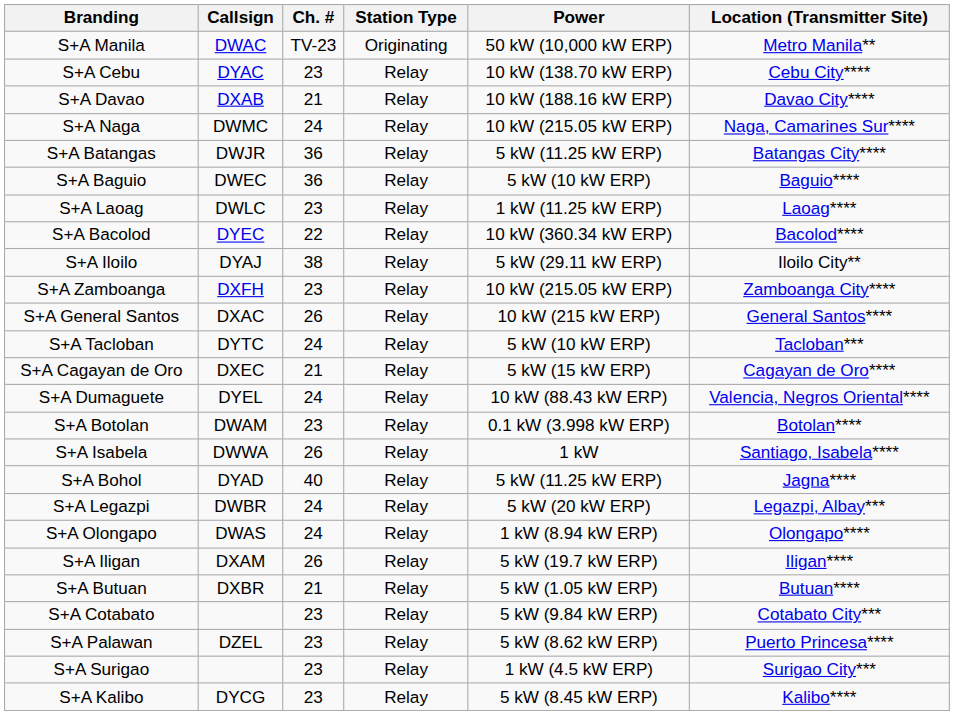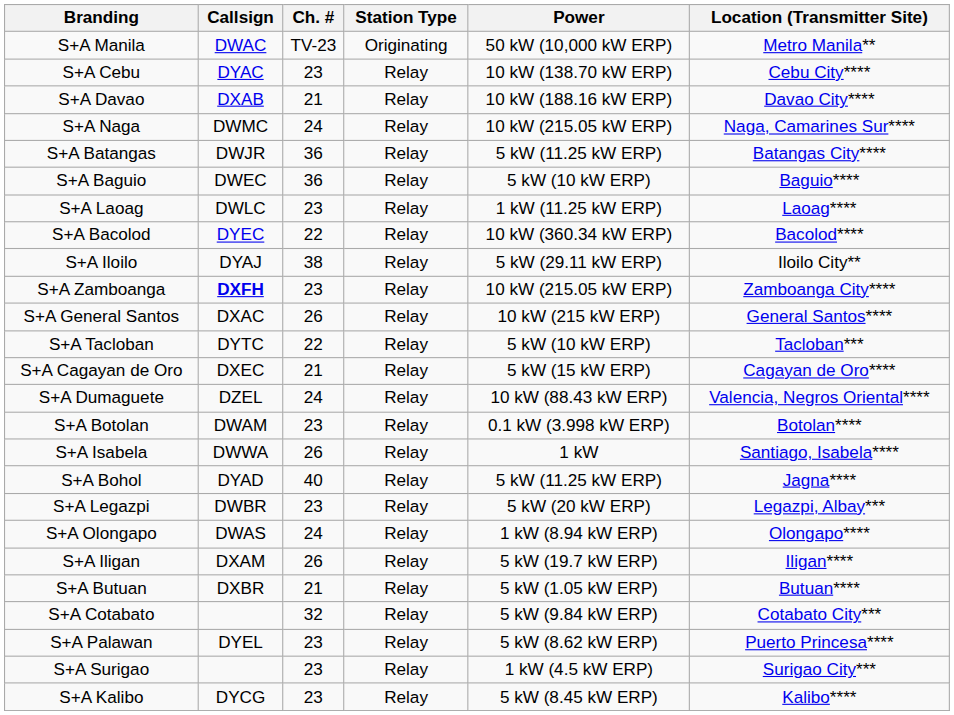(241, 289) normal -> (241, 289) bold
(313, 343) 24 -> (313, 343) 22
(241, 398) DYEL -> (241, 398) DZEL
(313, 506) 24 -> (313, 506) 23
(313, 615) 23 -> (313, 615) 32
(241, 642) DZEL -> (241, 642) DYEL
